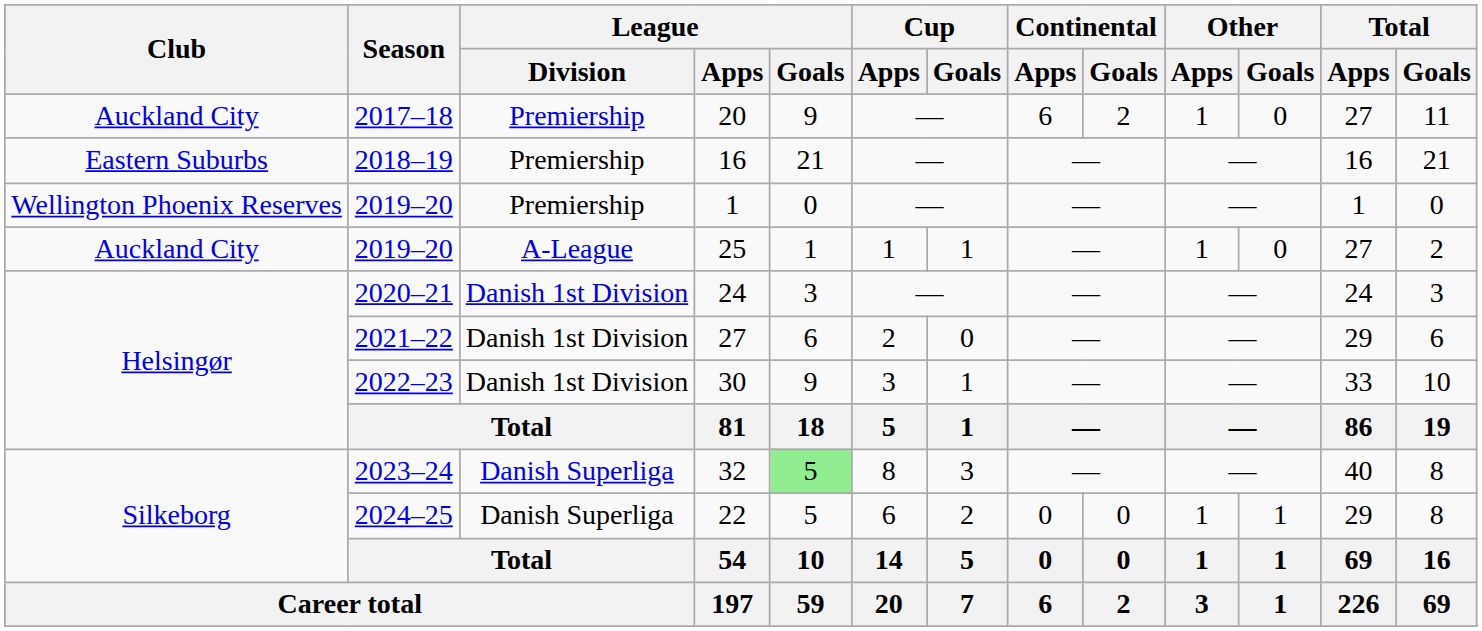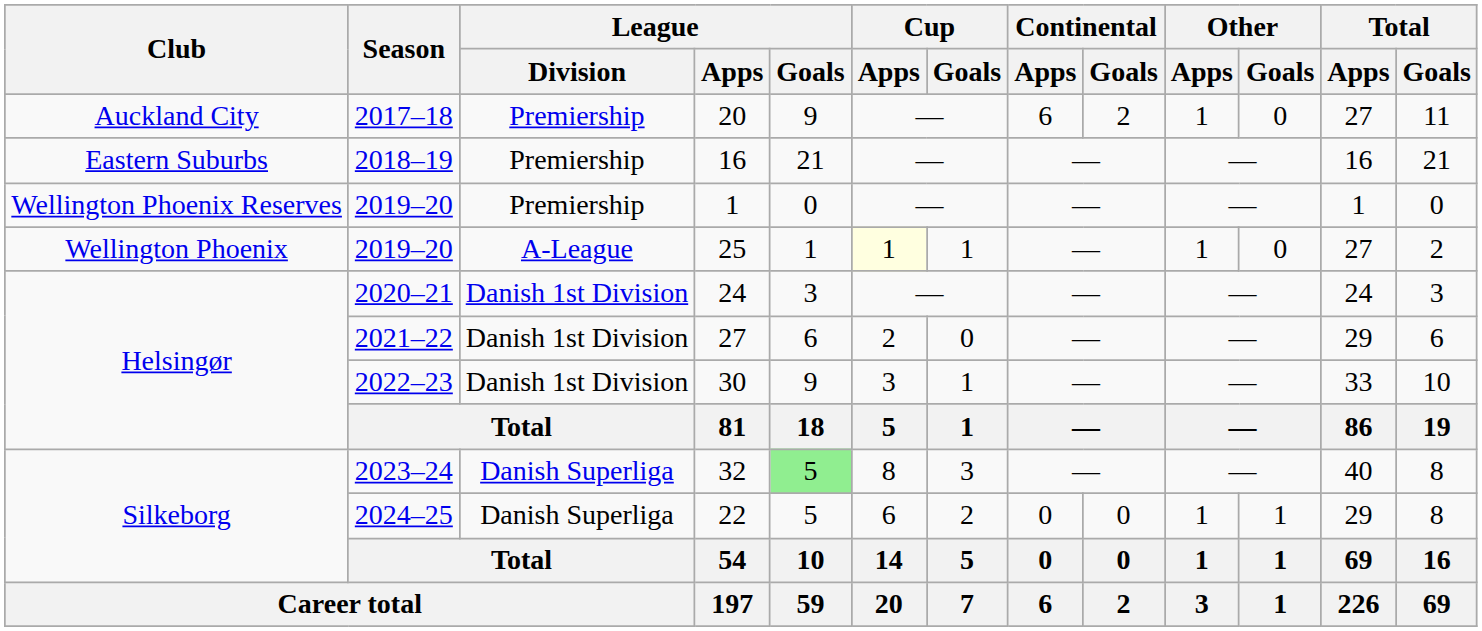(177, 248) Auckland City -> (177, 248) Wellington Phoenix
(889, 248) no background -> (889, 248) lightyellow background
